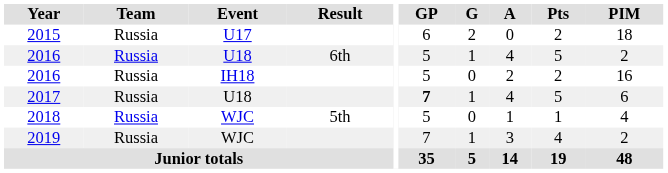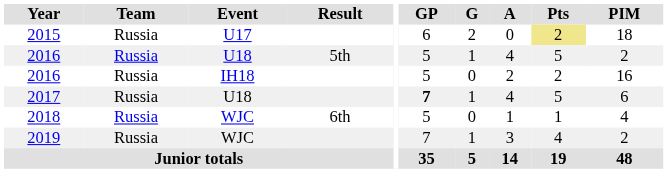(558, 34) no background -> (558, 34) khaki background
(340, 55) 6th -> (340, 55) 5th
(340, 117) 5th -> (340, 117) 6th
